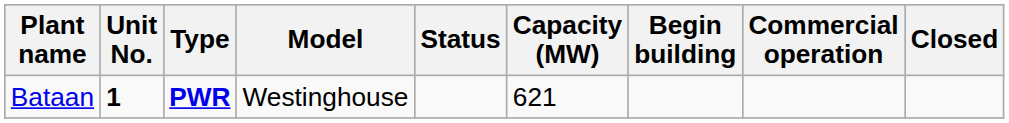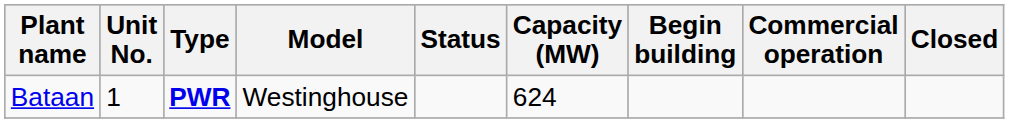(113, 96) bold -> (113, 96) normal
(535, 96) 621 -> (535, 96) 624
